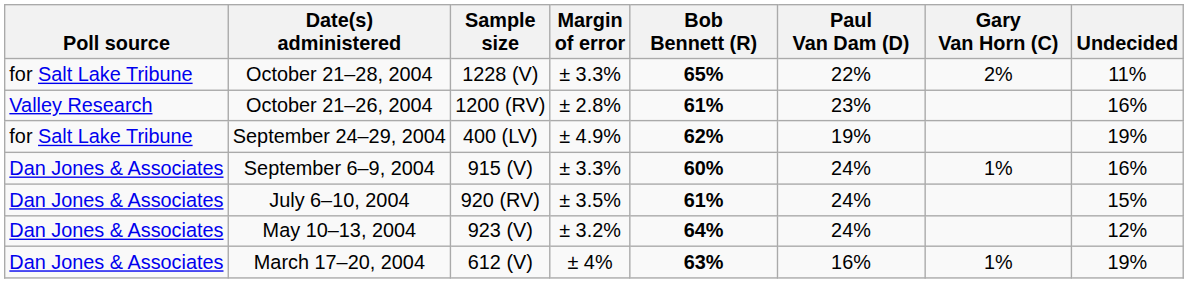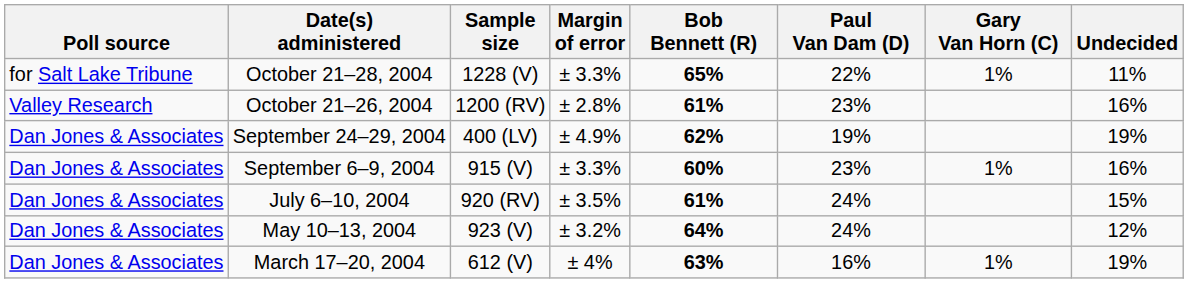(998, 74) 2% -> (998, 74) 1%
(101, 137) for Salt Lake Tribune -> (116, 137) Dan Jones & Associates
(851, 168) 24% -> (851, 168) 23%
